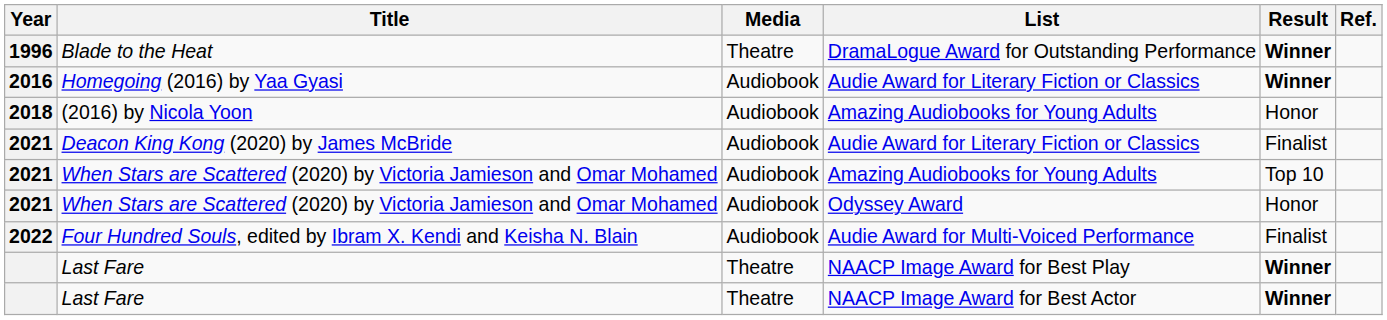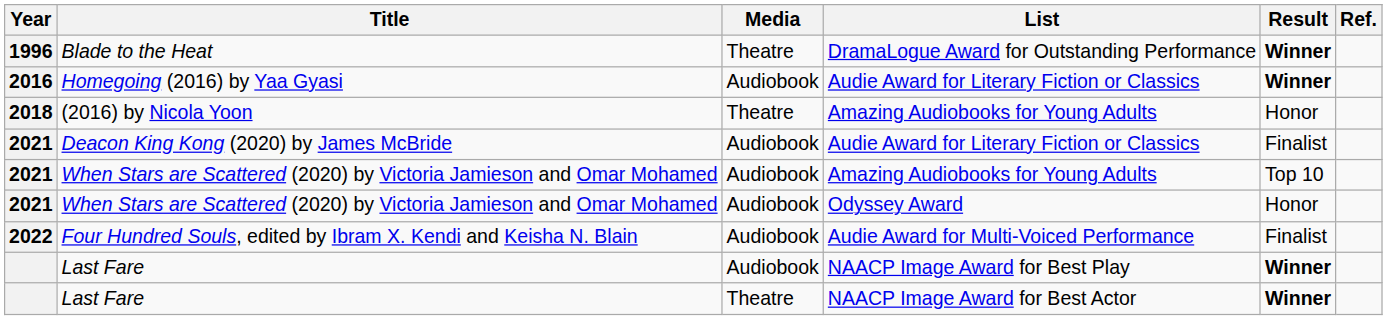(773, 112) Audiobook -> (760, 112) Theatre
(760, 267) Theatre -> (773, 267) Audiobook
